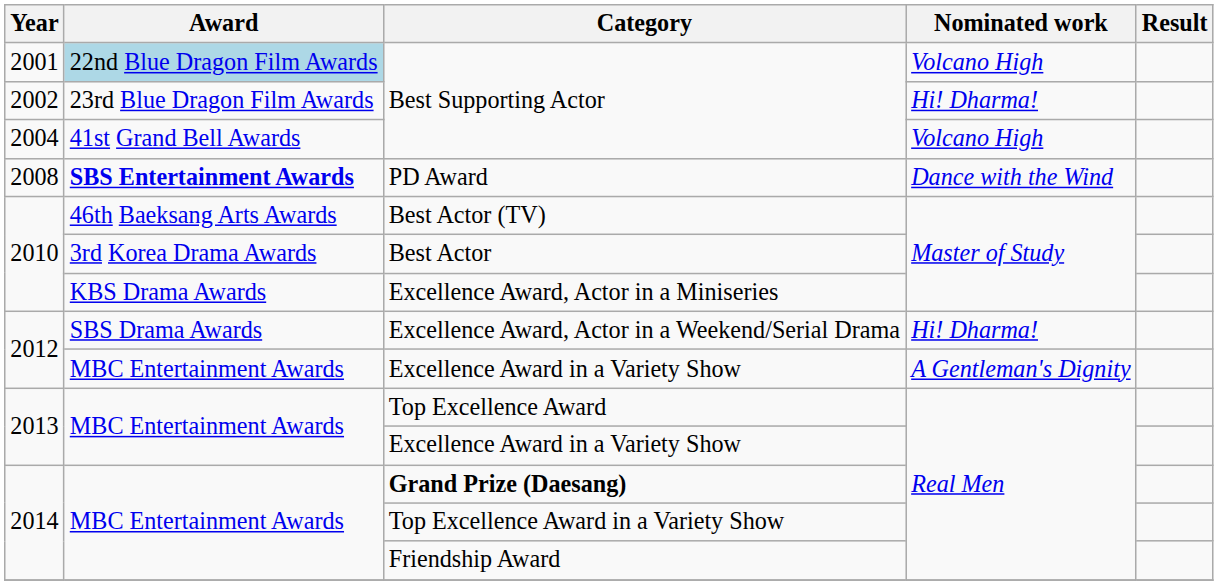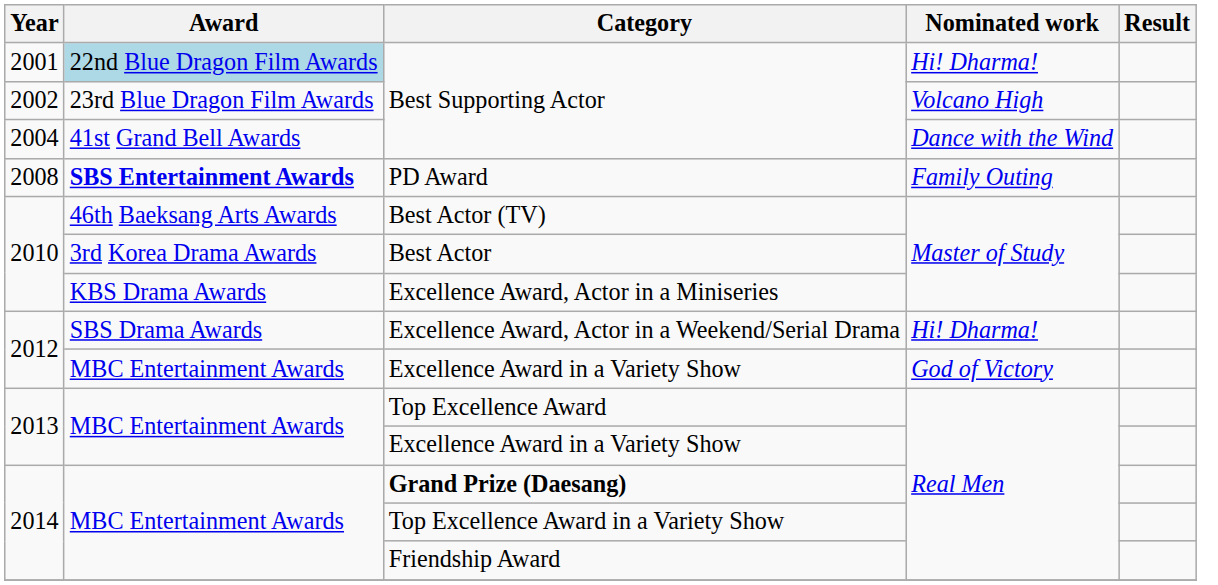(977, 61) Volcano High -> (975, 61) Hi! Dharma!
(975, 100) Hi! Dharma! -> (977, 100) Volcano High
(977, 138) Volcano High -> (1012, 138) Dance with the Wind
(1012, 176) Dance with the Wind -> (982, 176) Family Outing
(1021, 368) A Gentleman's Dignity -> (982, 368) God of Victory
